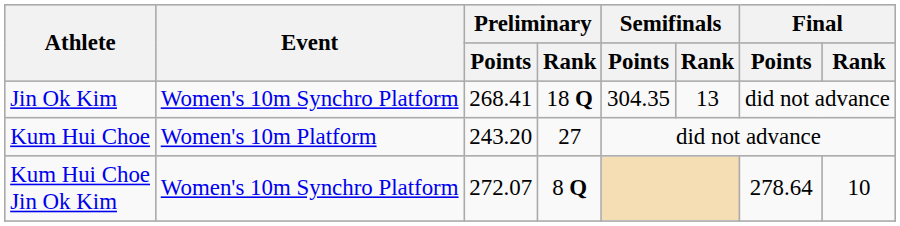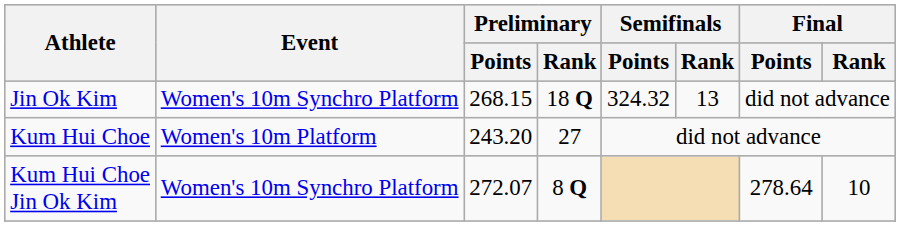(501, 99) 268.41 -> (501, 99) 268.15
(639, 99) 304.35 -> (639, 99) 324.32
